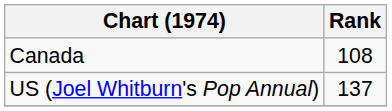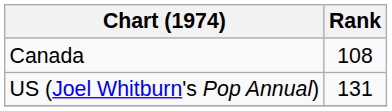(355, 88) 137 -> (355, 88) 131
